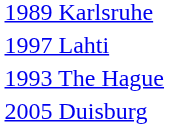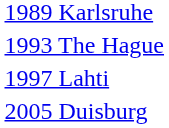rows swapped: (84, 77) <-> (57, 44)
